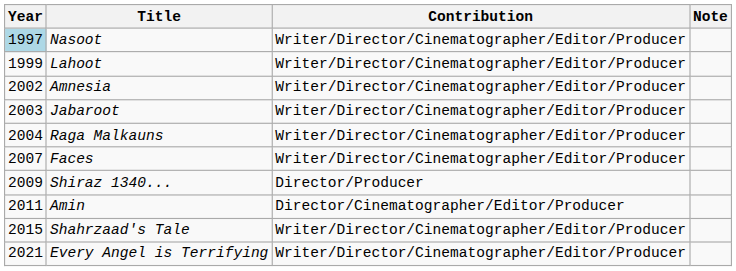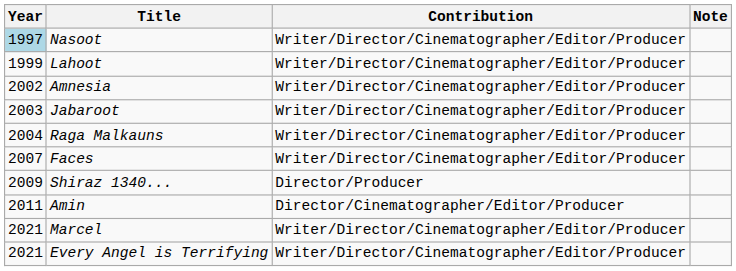- row: (120, 230)
+ row: (76, 230)
